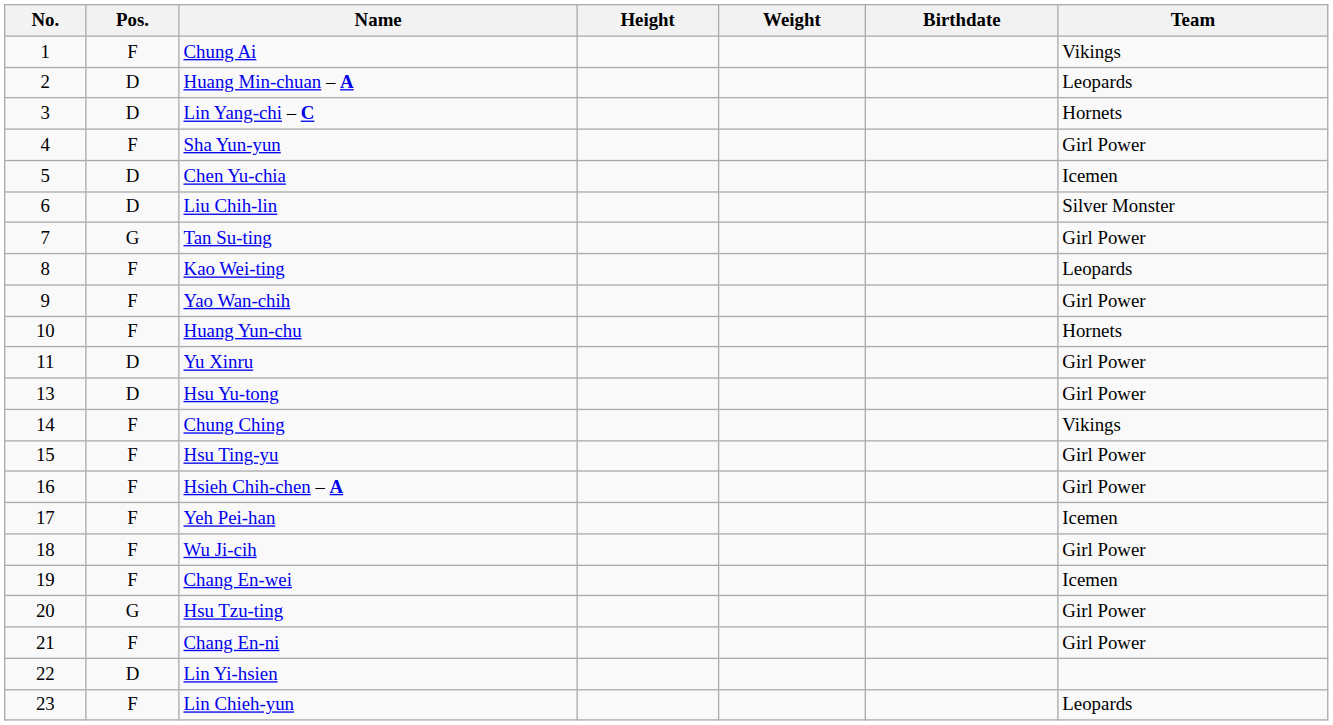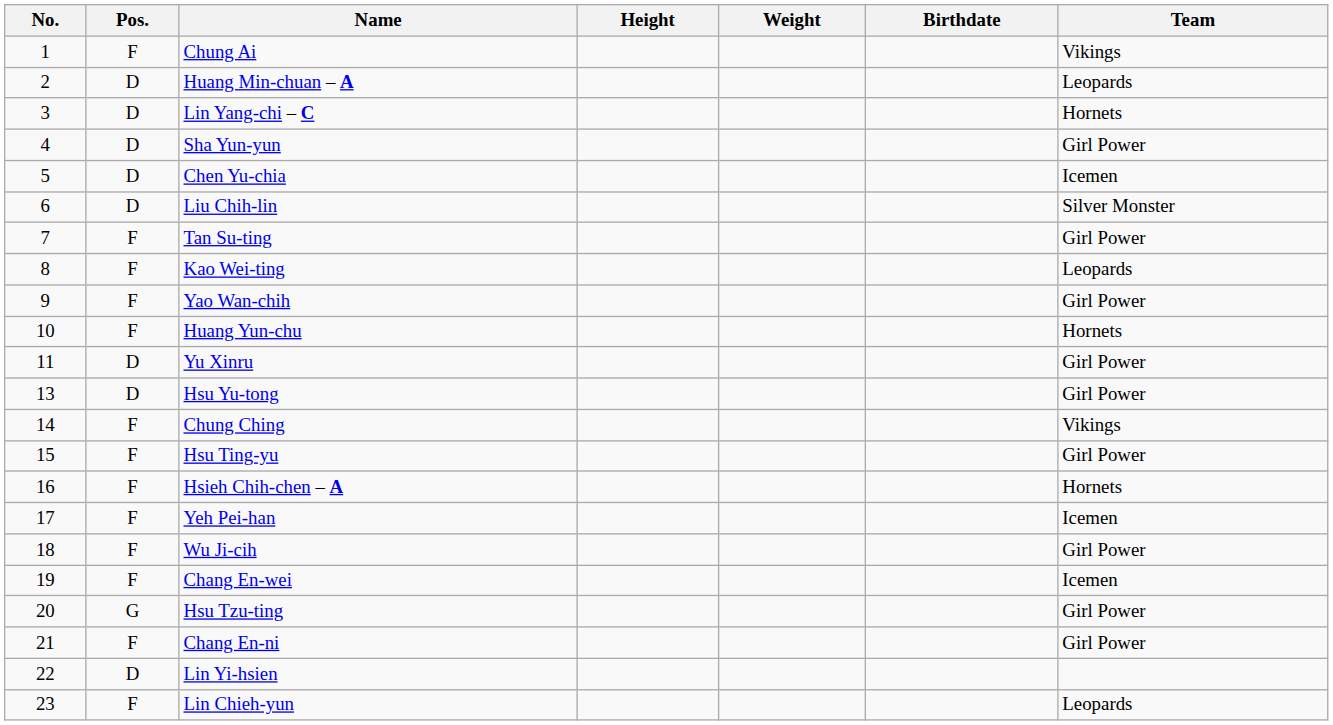(133, 144) F -> (133, 144) D
(133, 238) G -> (133, 238) F
(1104, 487) Girl Power -> (1092, 487) Hornets
